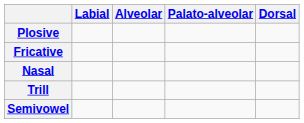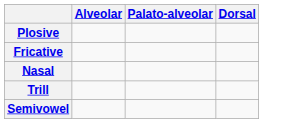- column: (92, 14)
